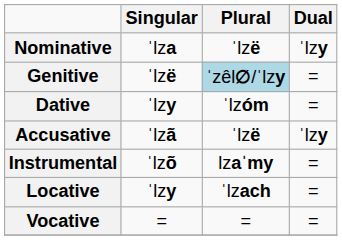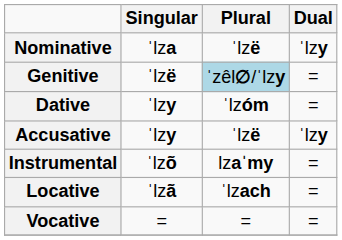(162, 134) ˈlzã -> (162, 134) ˈlzy
(162, 192) ˈlzy -> (162, 192) ˈlzã
